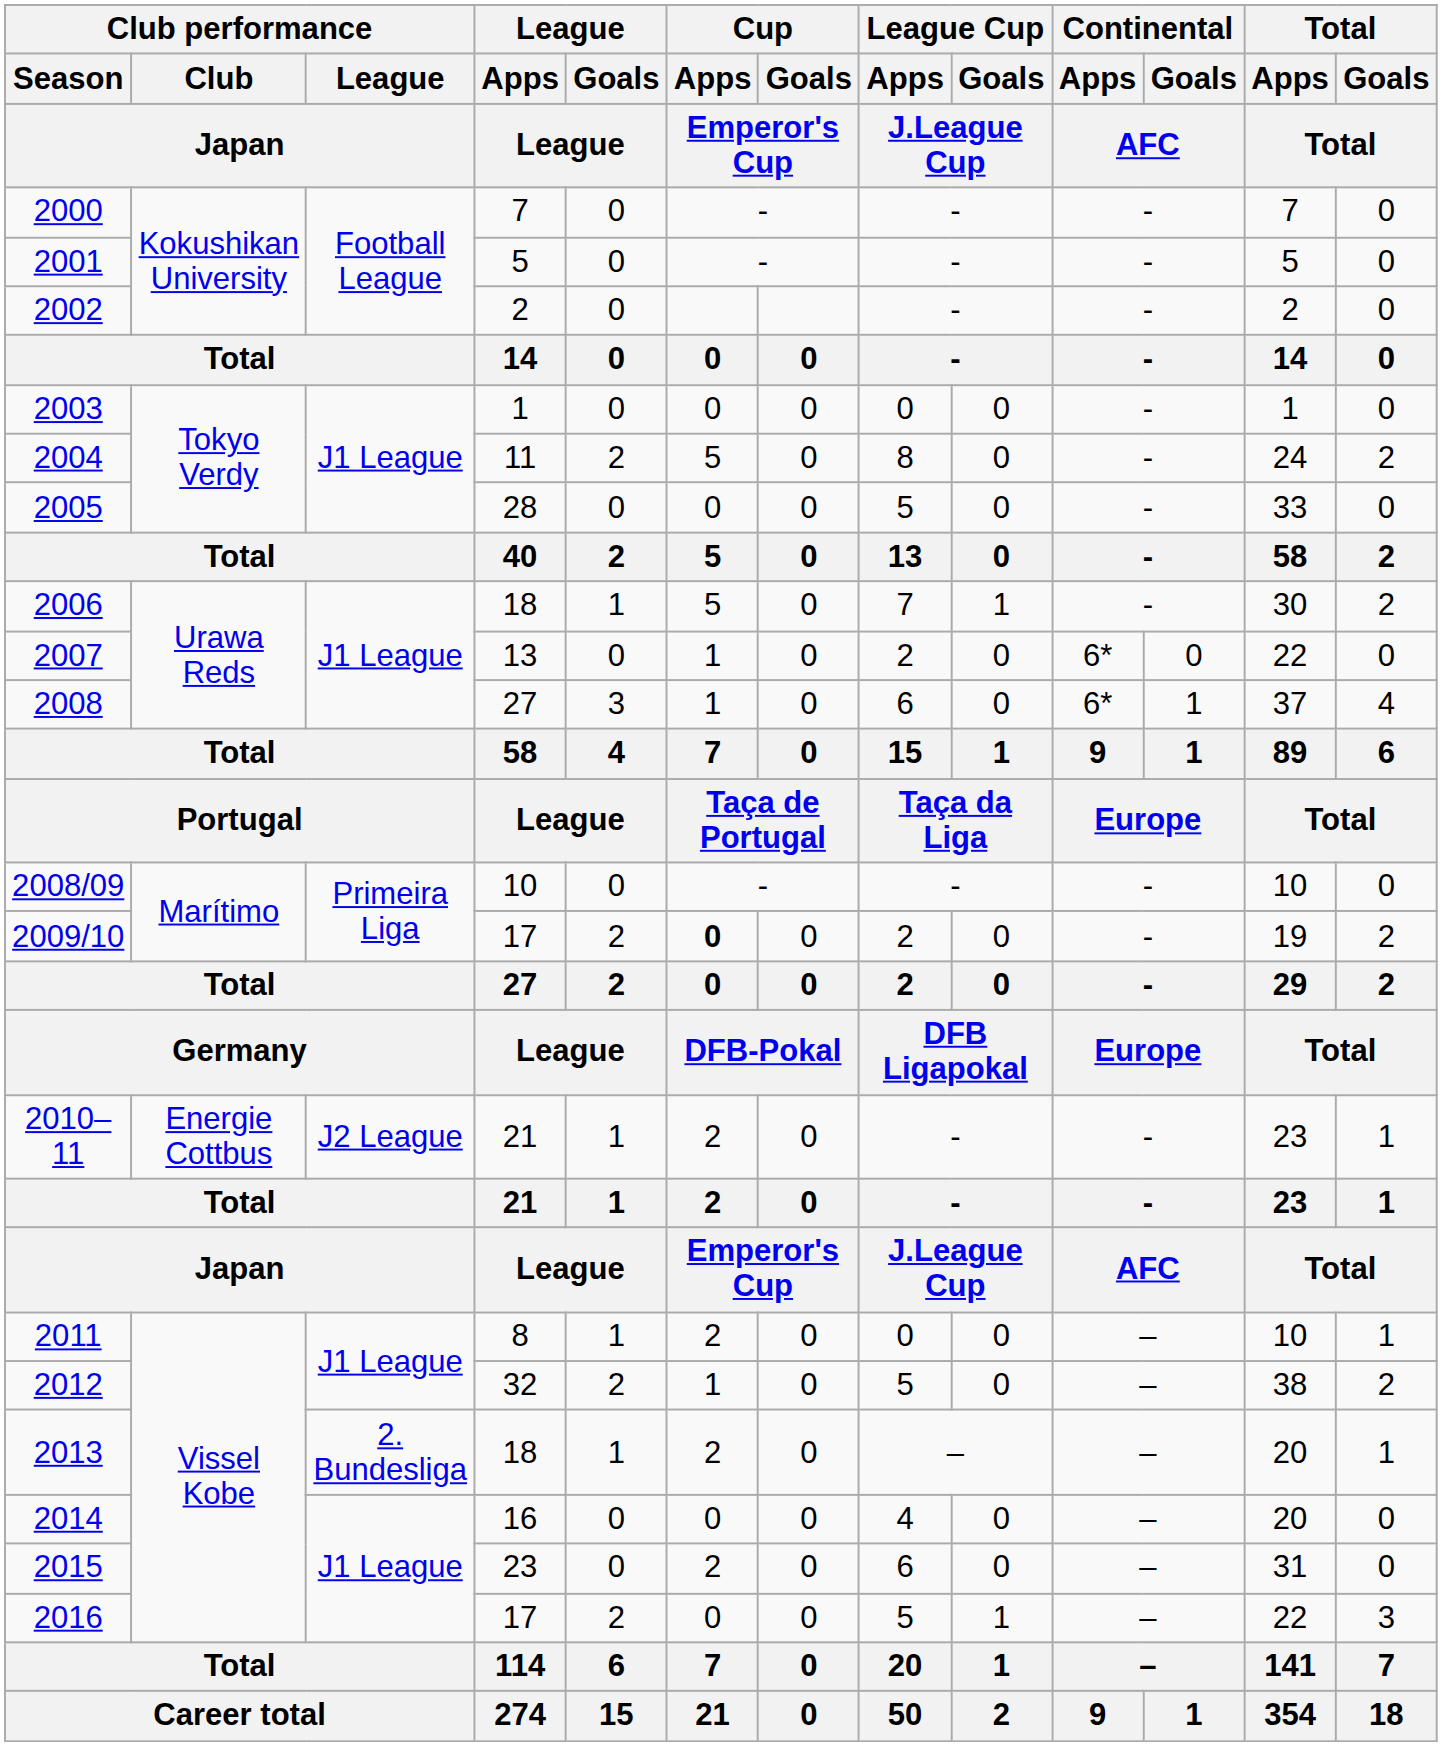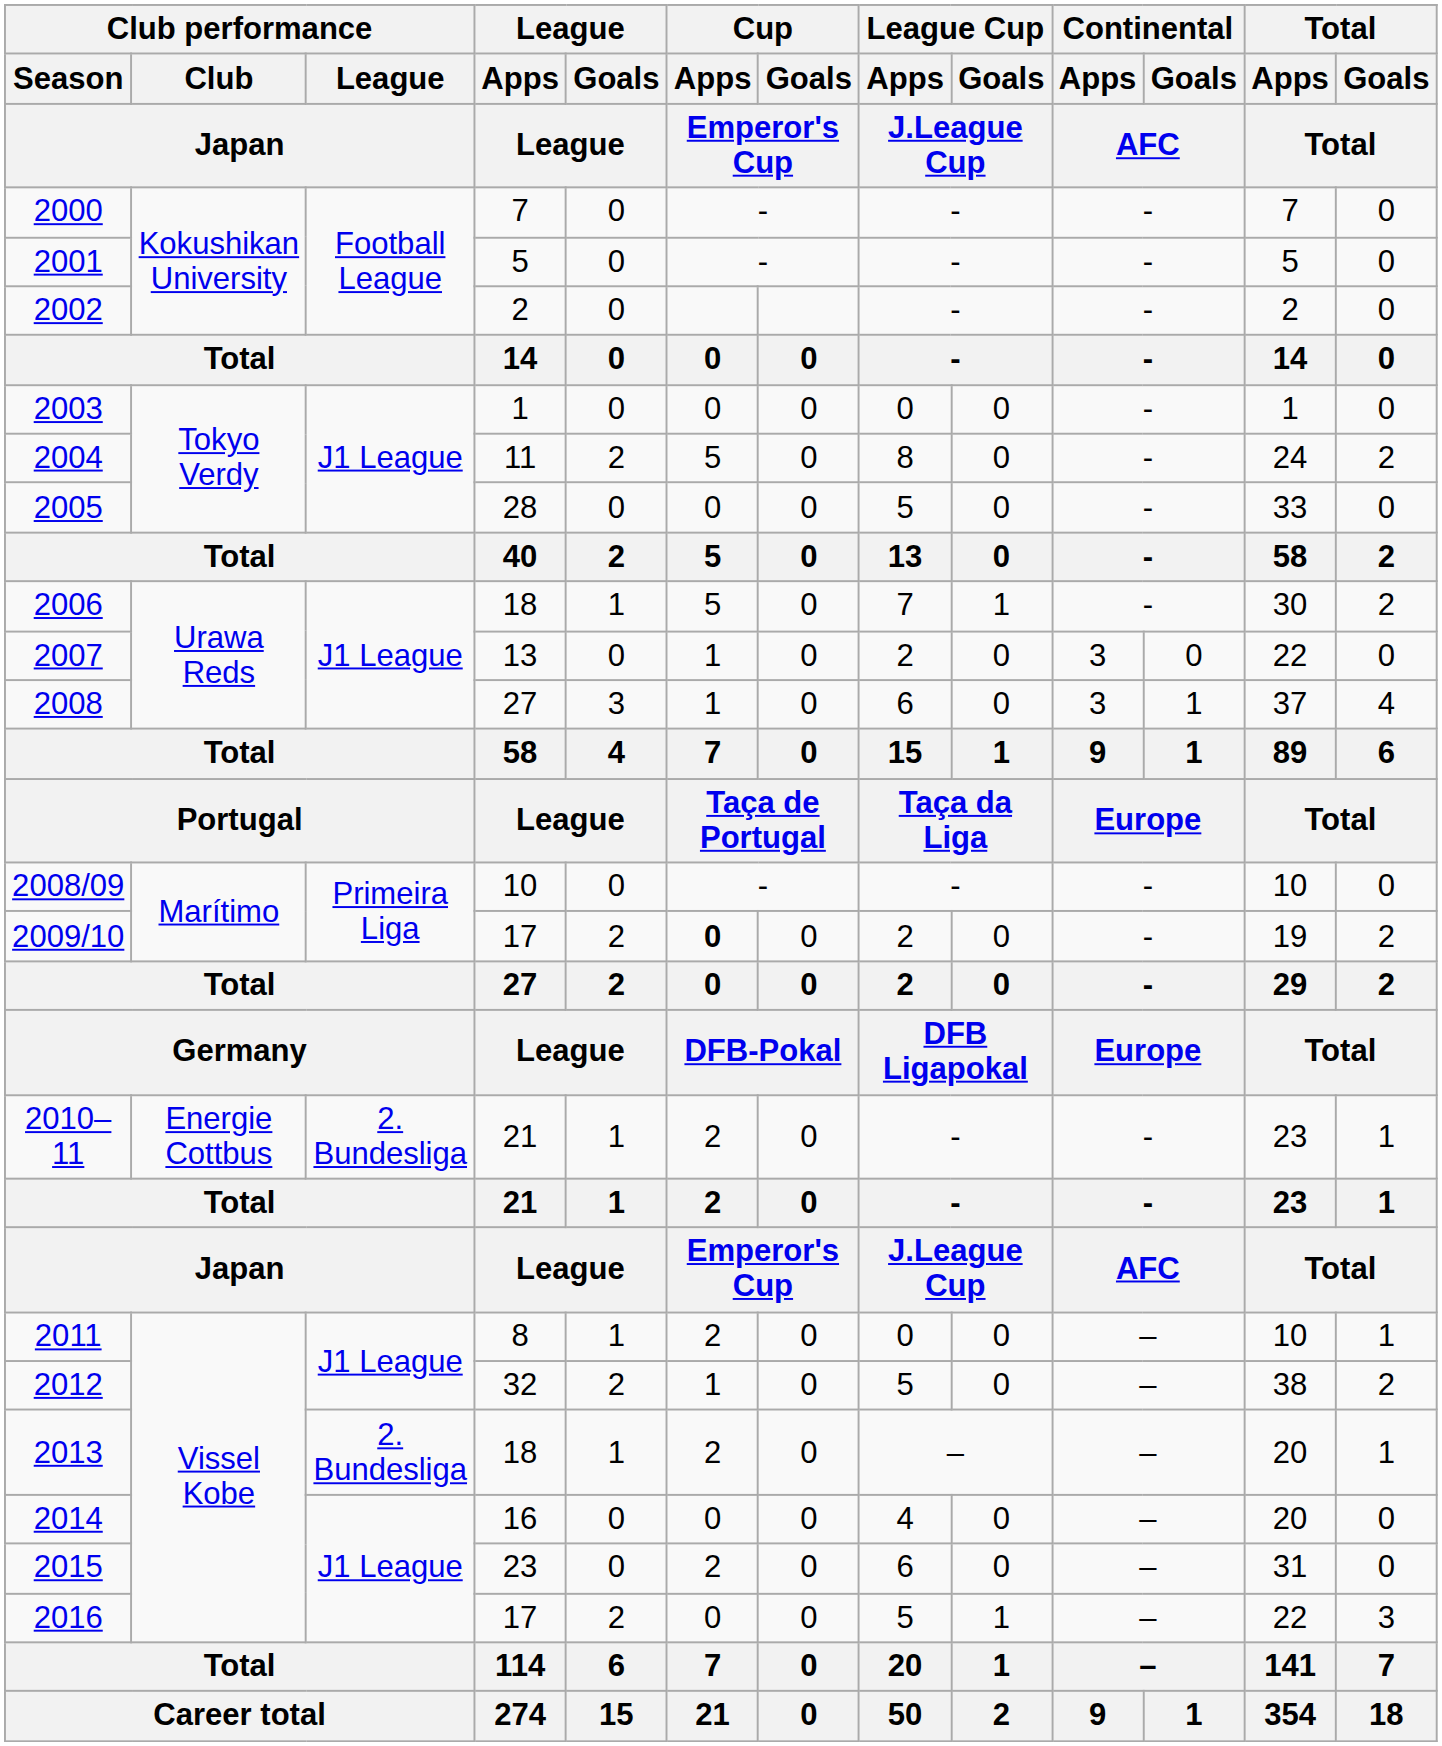(1098, 654) 6* -> (1098, 654) 3
(1098, 703) 6* -> (1098, 703) 3
(390, 1135) J2 League -> (390, 1135) 2. Bundesliga
